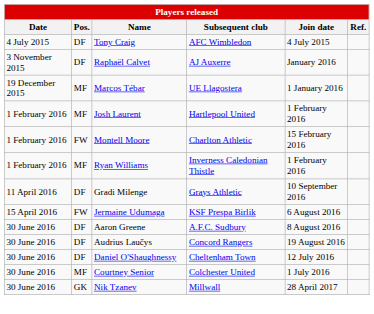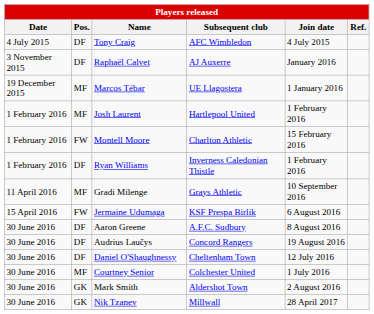(80, 166) MF -> (80, 166) DF
(80, 191) DF -> (80, 191) MF
+ row: (116, 287)
